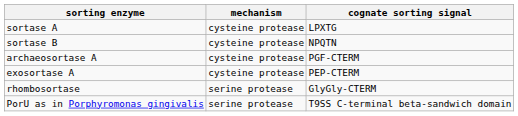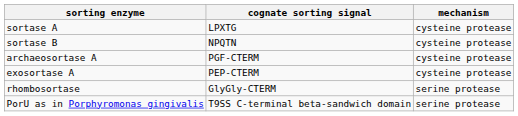columns swapped: (256, 12) <-> (410, 12)
